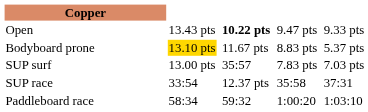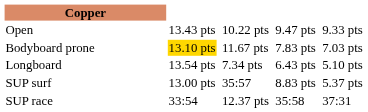(246, 30) bold -> (245, 30) normal
(297, 47) 8.83 pts -> (296, 47) 7.83 pts
(344, 47) 5.37 pts -> (342, 47) 7.03 pts
+ row: (33, 65)
(297, 65) 7.83 pts -> (296, 83) 8.83 pts
(344, 65) 7.03 pts -> (342, 83) 5.37 pts
- row: (50, 100)
